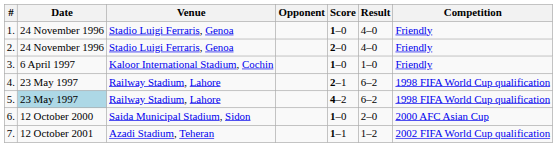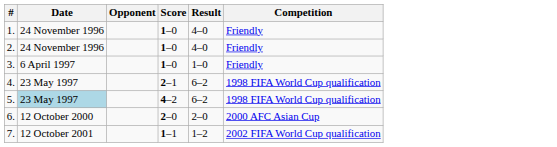- column: (191, 13)
(338, 47) 2–0 -> (169, 47) 1–0
(338, 116) 1–0 -> (169, 116) 2–0
